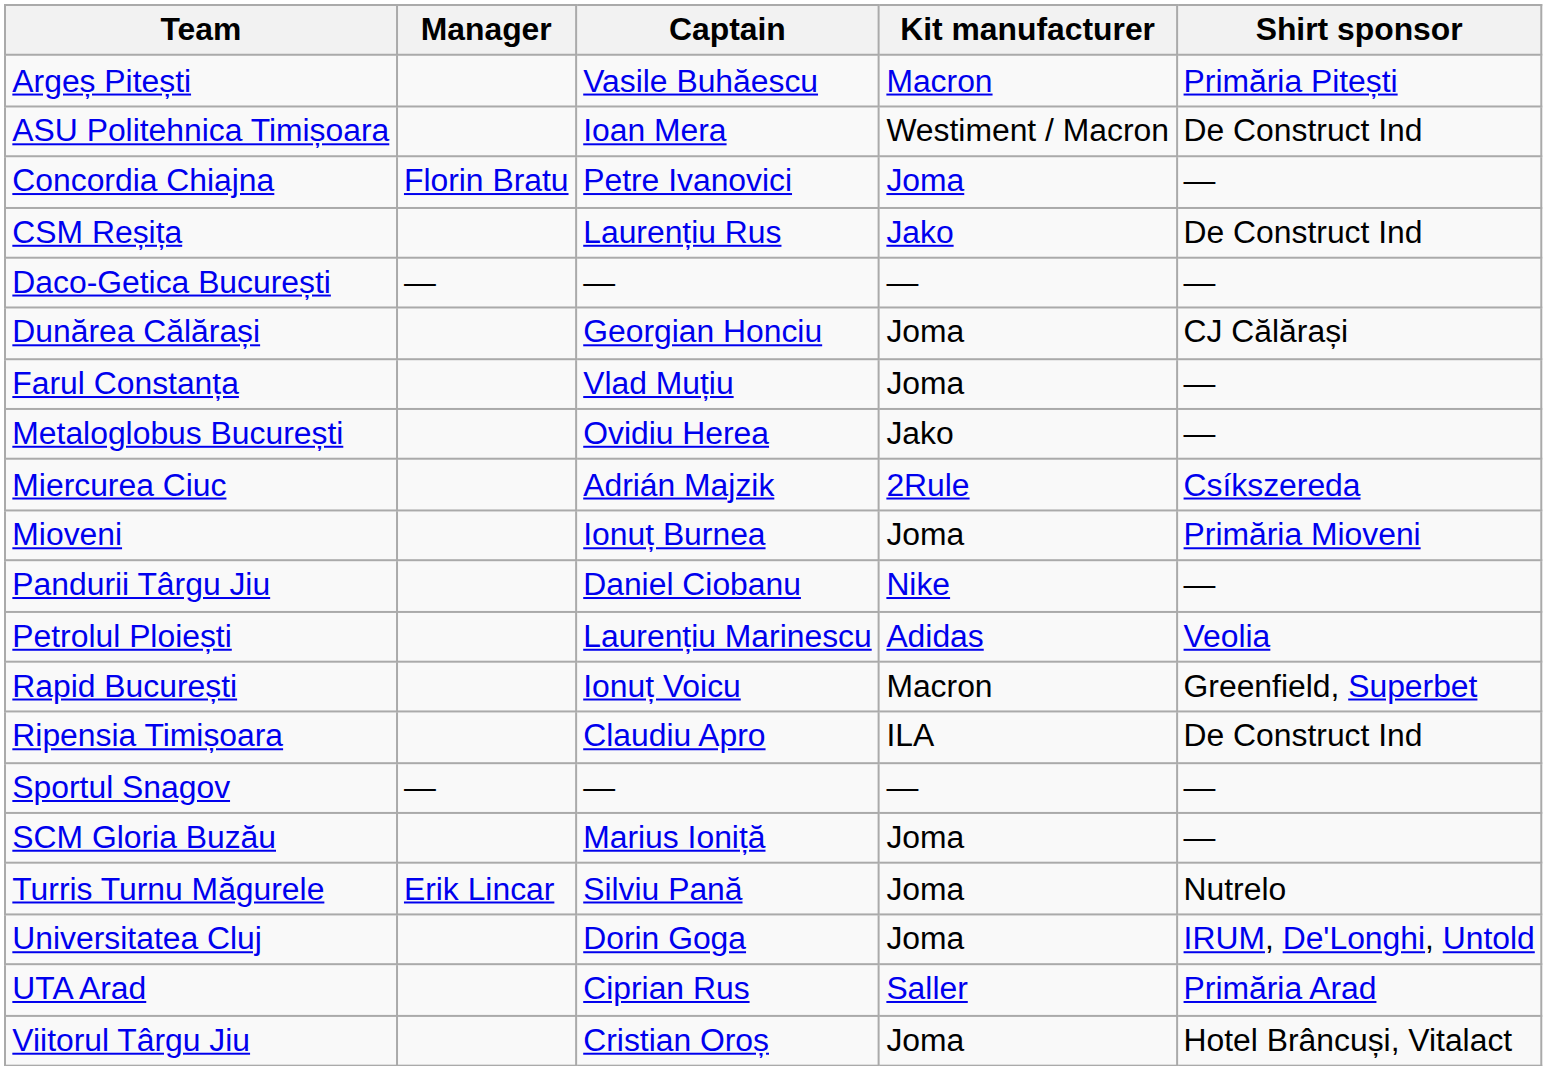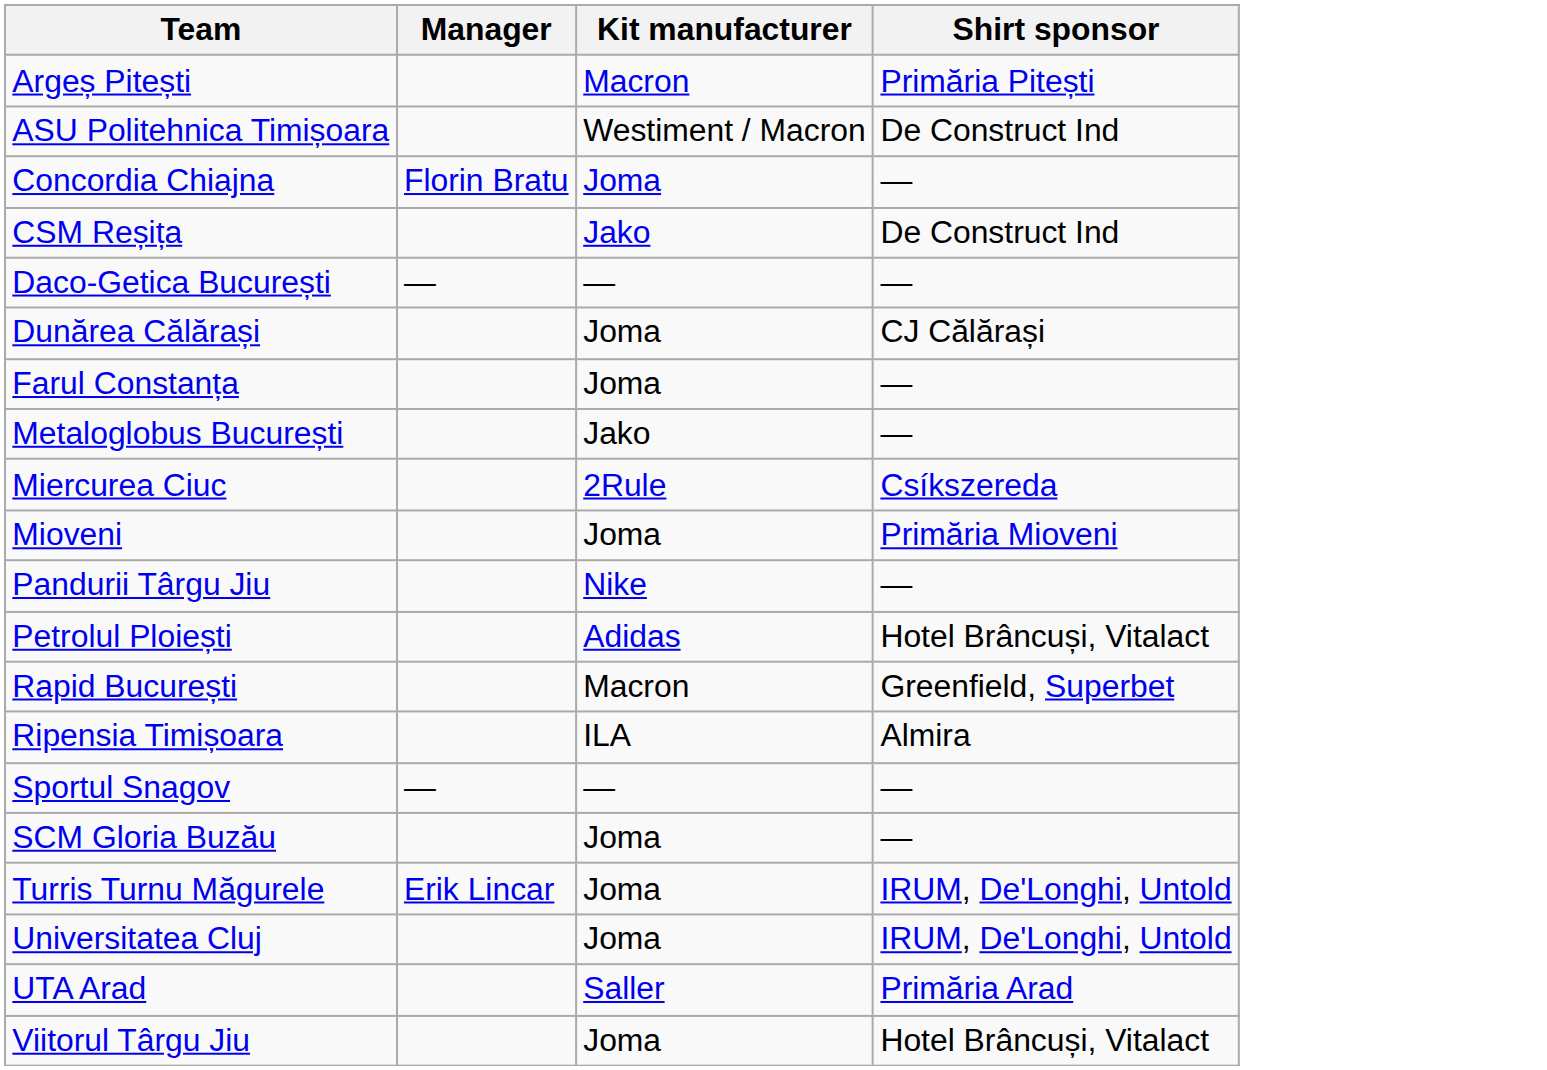- column: (727, 29)
(1227, 635) Veolia -> (1045, 635) Hotel Brâncuși, Vitalact
(1303, 736) De Construct Ind -> (926, 736) Almira
(1235, 888) Nutrelo -> (1056, 888) IRUM, De'Longhi, Untold
